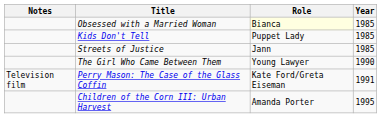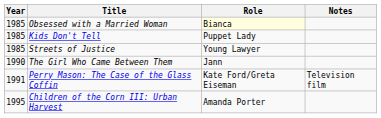columns swapped: (365, 11) <-> (40, 11)
(261, 50) Jann -> (232, 50) Young Lawyer
(280, 62) Young Lawyer -> (213, 62) Jann
